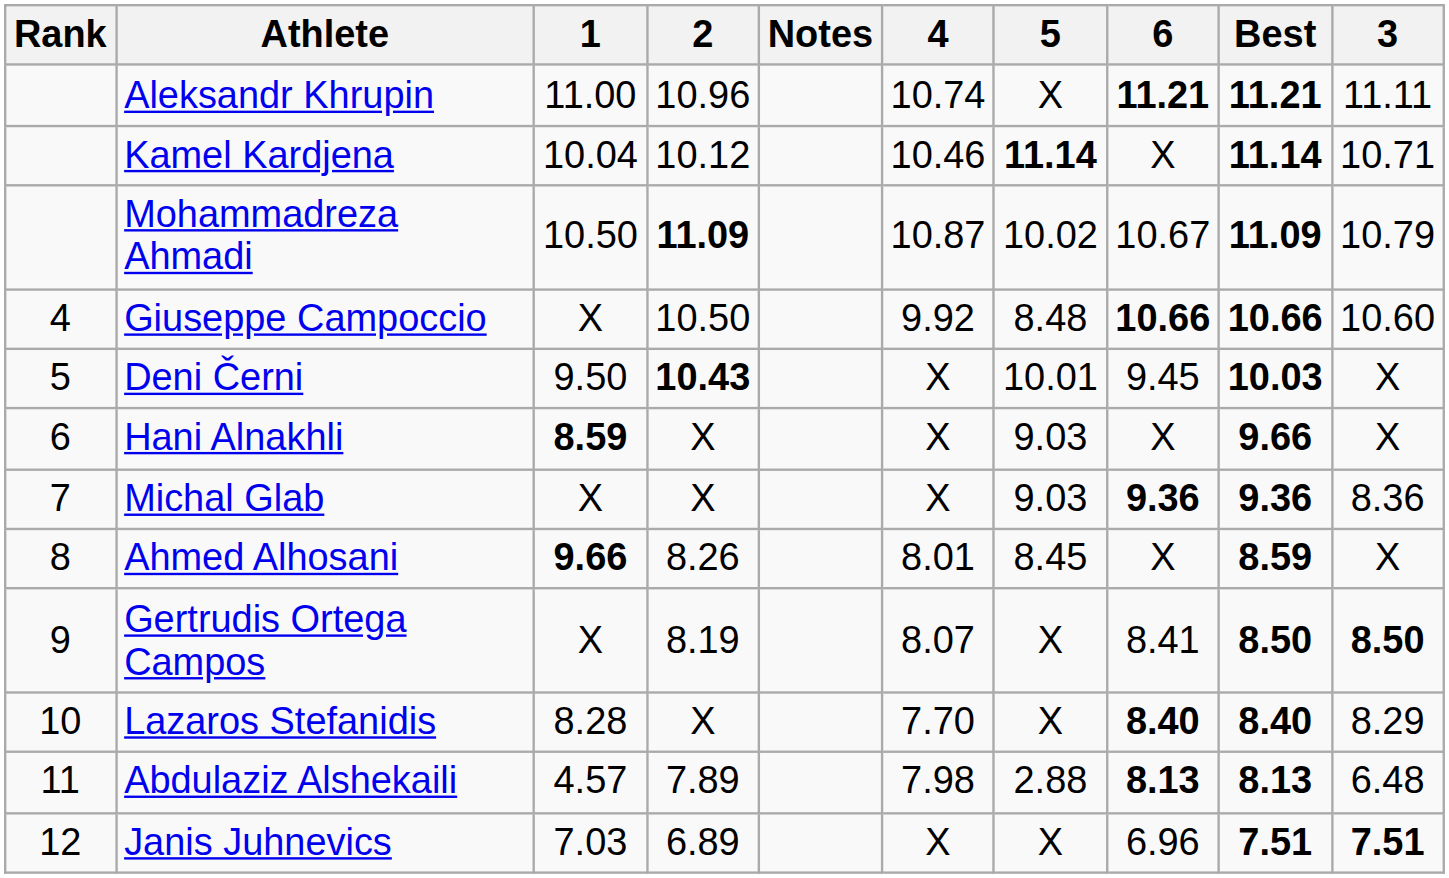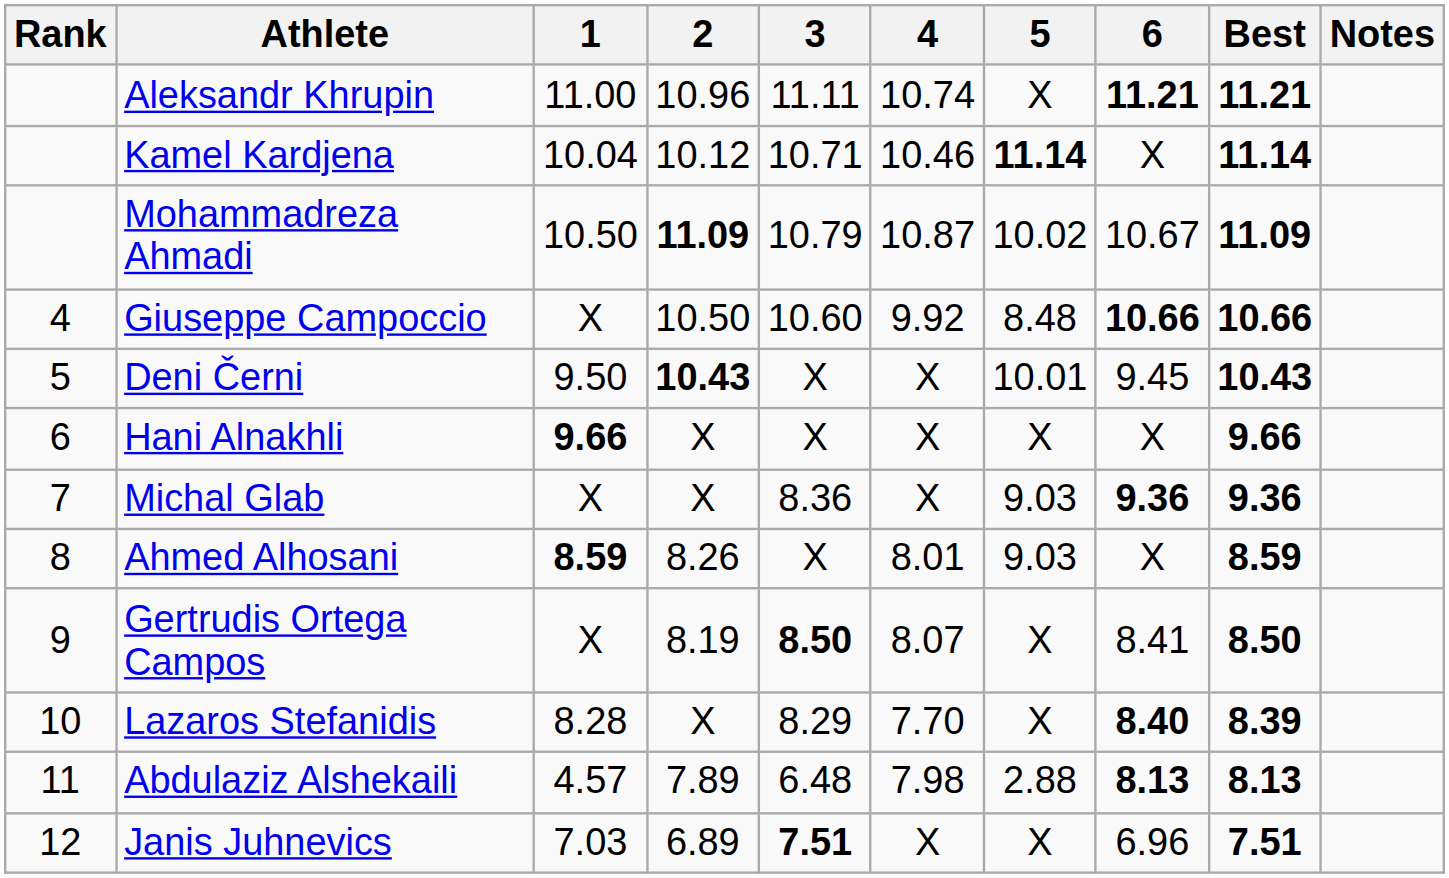columns swapped: (1388, 34) <-> (820, 34)
(1275, 377) 10.03 -> (1265, 377) 10.43
(590, 438) 8.59 -> (590, 438) 9.66
(1050, 438) 9.03 -> (1040, 438) X
(590, 558) 9.66 -> (590, 558) 8.59
(1050, 558) 8.45 -> (1040, 558) 9.03
(1275, 721) 8.40 -> (1265, 721) 8.39
